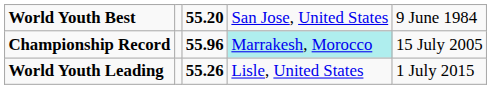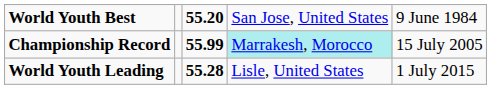(205, 44) 55.96 -> (205, 44) 55.99
(205, 71) 55.26 -> (205, 71) 55.28
